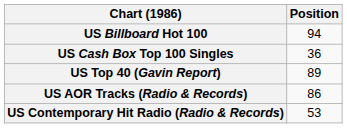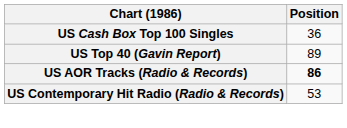- row: (146, 34)
(314, 93) normal -> (314, 73) bold
